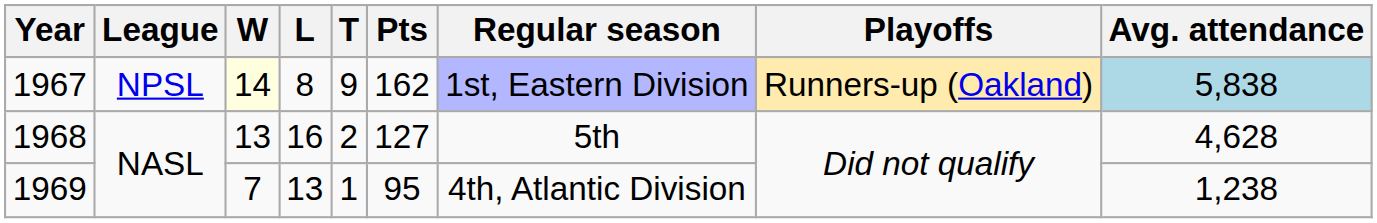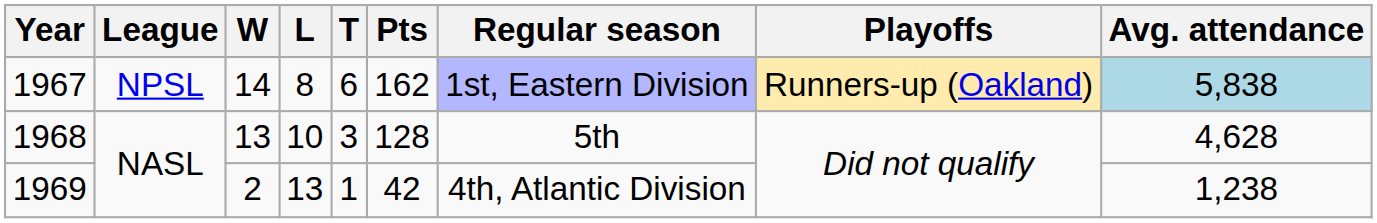(252, 83) lightyellow background -> (252, 83) no background
(349, 83) 9 -> (349, 83) 6
(305, 136) 16 -> (305, 136) 10
(349, 136) 2 -> (349, 136) 3
(402, 136) 127 -> (402, 136) 128
(252, 189) 7 -> (252, 189) 2
(402, 189) 95 -> (402, 189) 42
